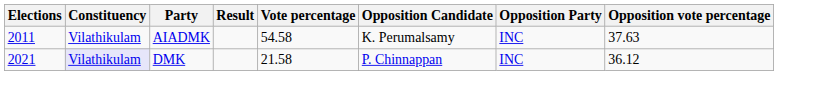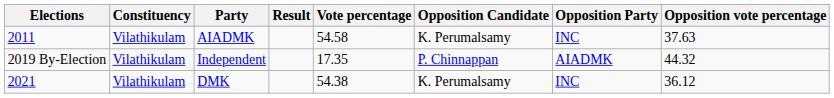+ row: (232, 59)
(104, 59) lavender background -> (149, 81) no background
(276, 59) 21.58 -> (332, 81) 54.38
(402, 59) P. Chinnappan -> (464, 81) K. Perumalsamy
